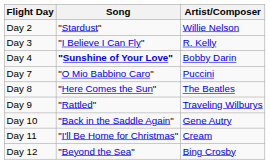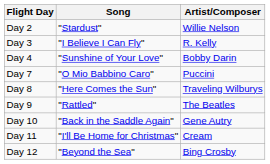(116, 58) bold -> (111, 58) normal
(209, 89) The Beatles -> (223, 89) Traveling Wilburys
(223, 105) Traveling Wilburys -> (209, 105) The Beatles
